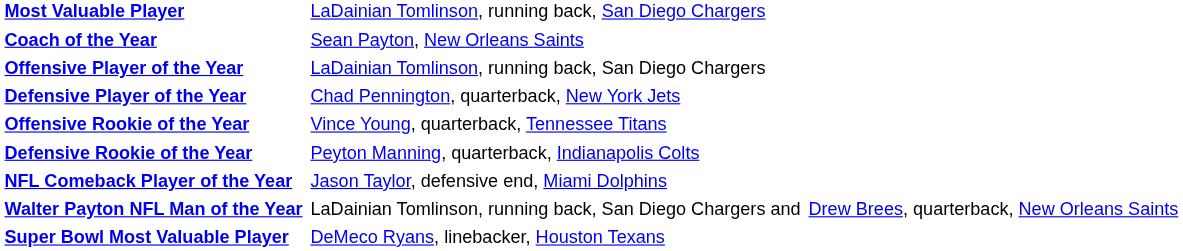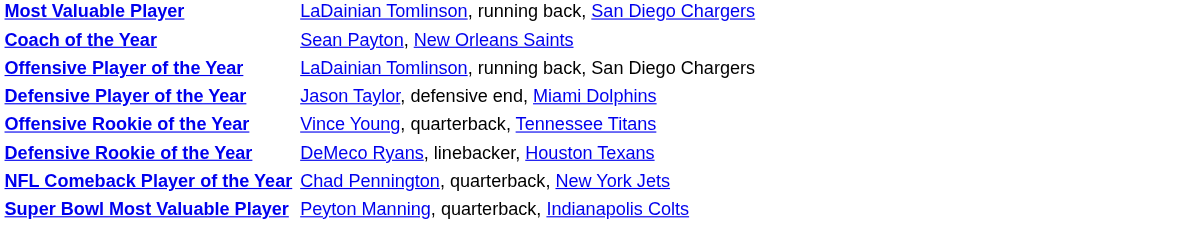(495, 96) Chad Pennington, quarterback, New York Jets -> (478, 96) Jason Taylor, defensive end, Miami Dolphins
(505, 152) Peyton Manning, quarterback, Indianapolis Colts -> (477, 152) DeMeco Ryans, linebacker, Houston Texans
(489, 181) Jason Taylor, defensive end, Miami Dolphins -> (485, 181) Chad Pennington, quarterback, New York Jets
- row: (154, 209)
(488, 237) DeMeco Ryans, linebacker, Houston Texans -> (495, 209) Peyton Manning, quarterback, Indianapolis Colts
